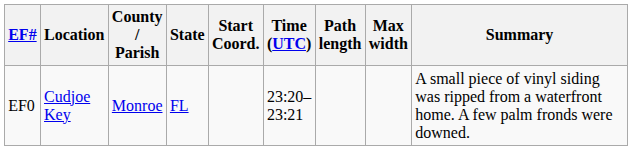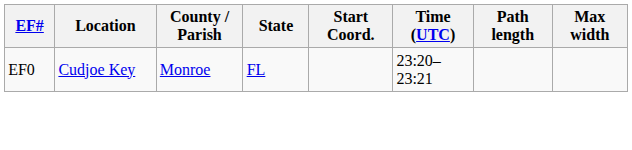- column: (520, 35)
